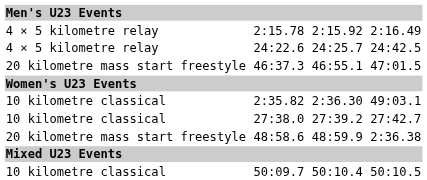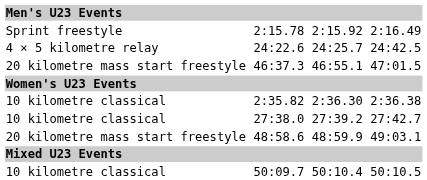(82, 30) 4 × 5 kilometre relay -> (64, 30) Sprint freestyle
(396, 101) 49:03.1 -> (396, 101) 2:36.38
(396, 136) 2:36.38 -> (396, 136) 49:03.1
